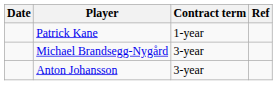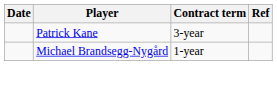(189, 32) 1-year -> (189, 32) 3-year
(189, 51) 3-year -> (189, 51) 1-year
- row: (77, 70)
